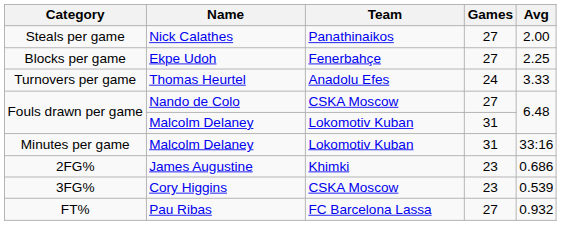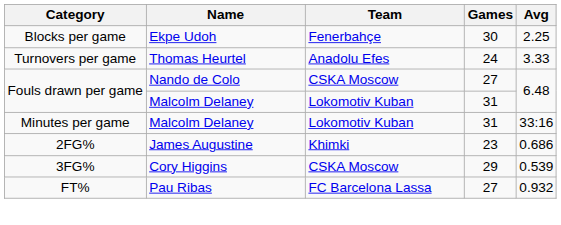- row: (75, 36)
(490, 58) 27 -> (490, 36) 30
(490, 187) 23 -> (490, 166) 29
